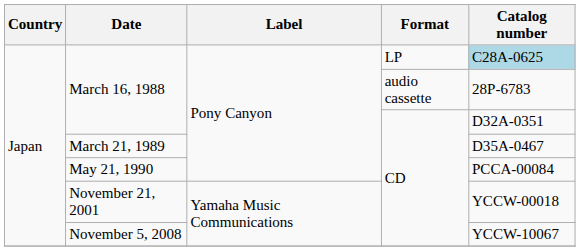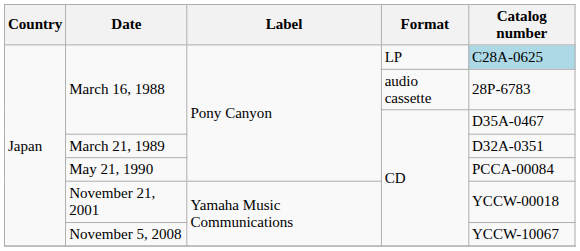(508, 121) D32A-0351 -> (508, 121) D35A-0467
(508, 145) D35A-0467 -> (508, 145) D32A-0351
